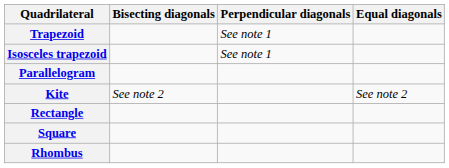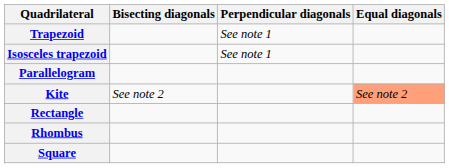(382, 93) no background -> (382, 93) lightsalmon background
rows swapped: (57, 152) <-> (57, 133)
